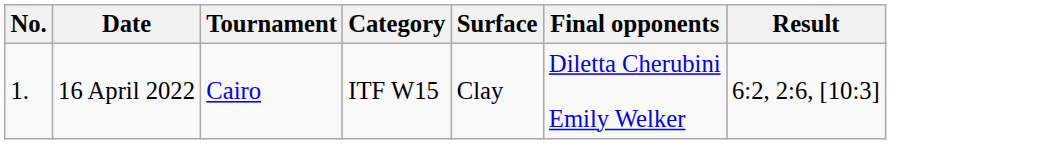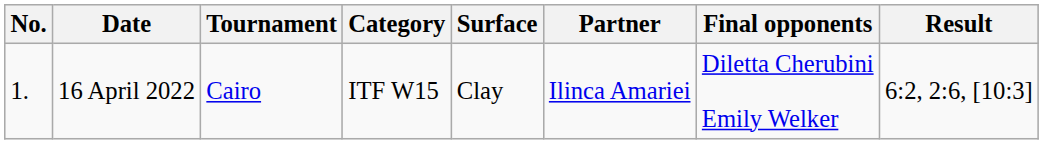+ column: (620, 24)
